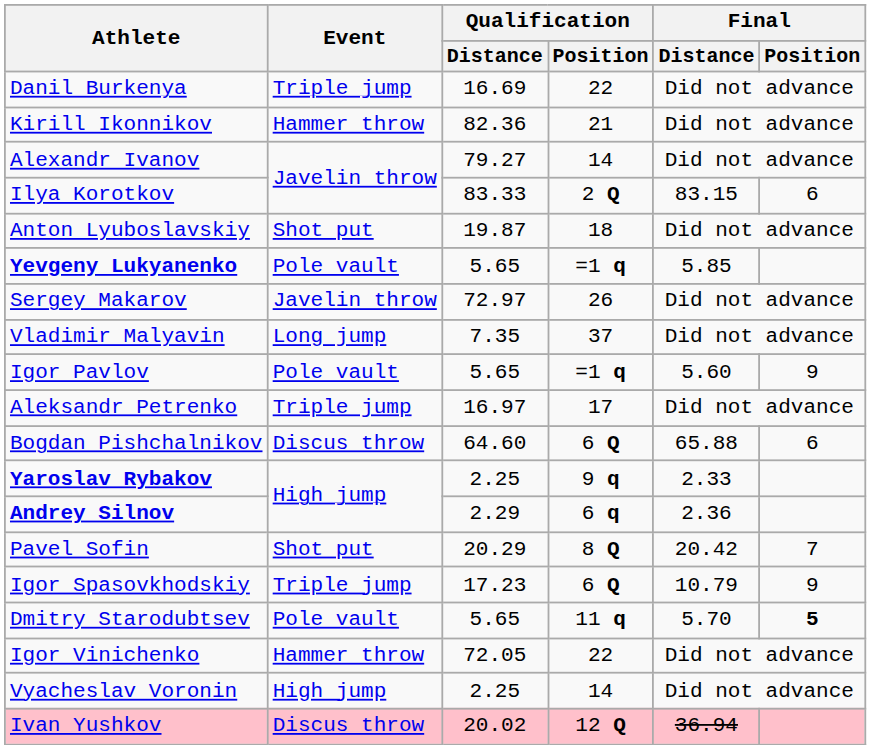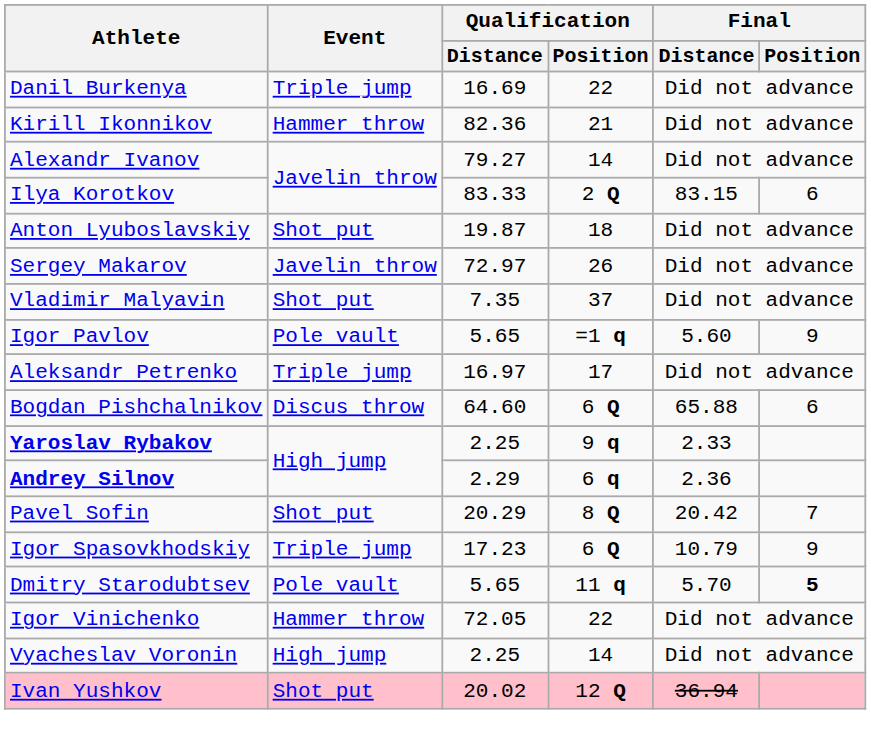- row: (124, 266)
(329, 337) Long jump -> (323, 301) Shot put
(348, 726) Discus throw -> (323, 691) Shot put
